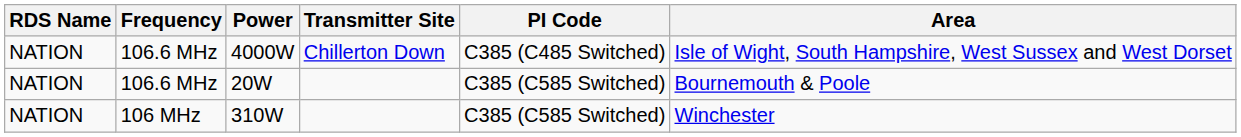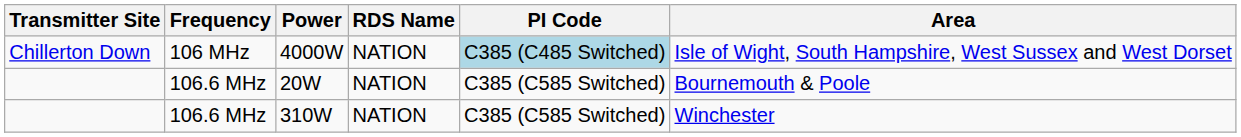columns swapped: (379, 20) <-> (60, 20)
(169, 52) 106.6 MHz -> (210, 52) 106 MHz
(565, 52) no background -> (565, 52) lightblue background
(161, 115) 106 MHz -> (218, 115) 106.6 MHz
